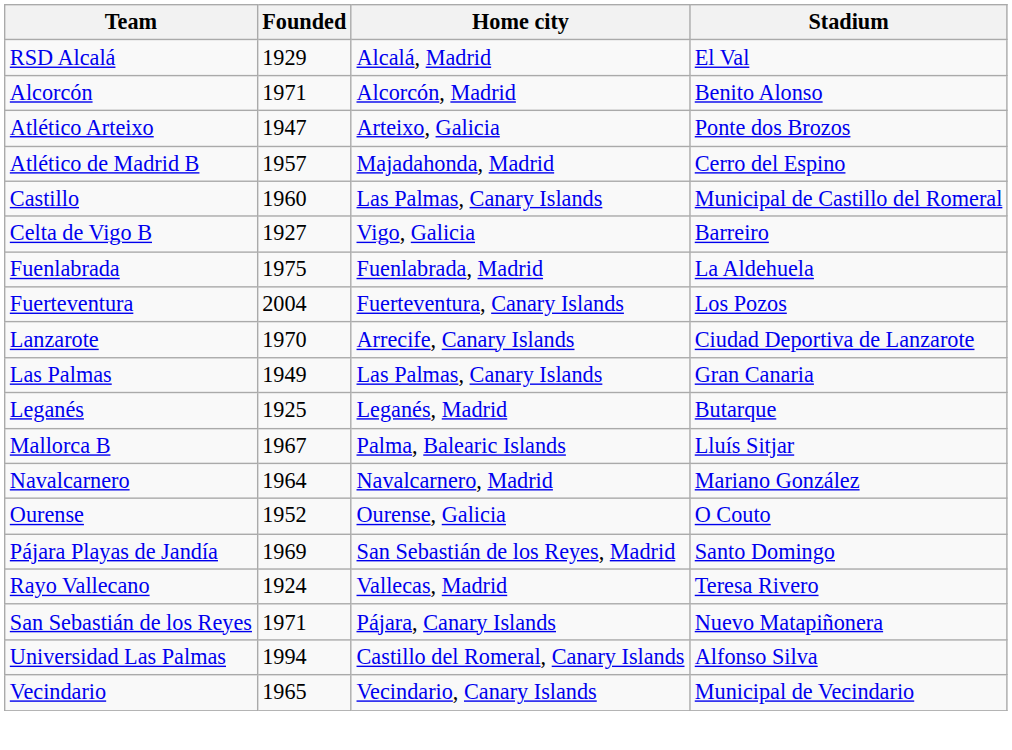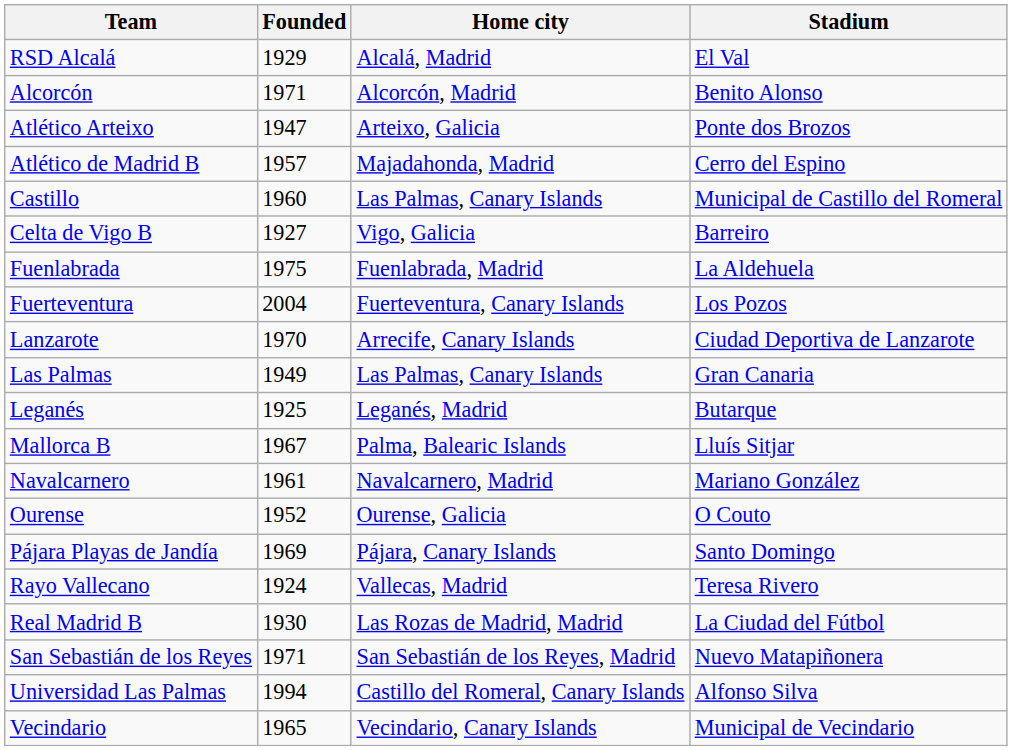(284, 480) 1964 -> (284, 480) 1961
(516, 551) San Sebastián de los Reyes, Madrid -> (456, 551) Pájara, Canary Islands
+ row: (76, 621)
(456, 621) Pájara, Canary Islands -> (516, 657) San Sebastián de los Reyes, Madrid
